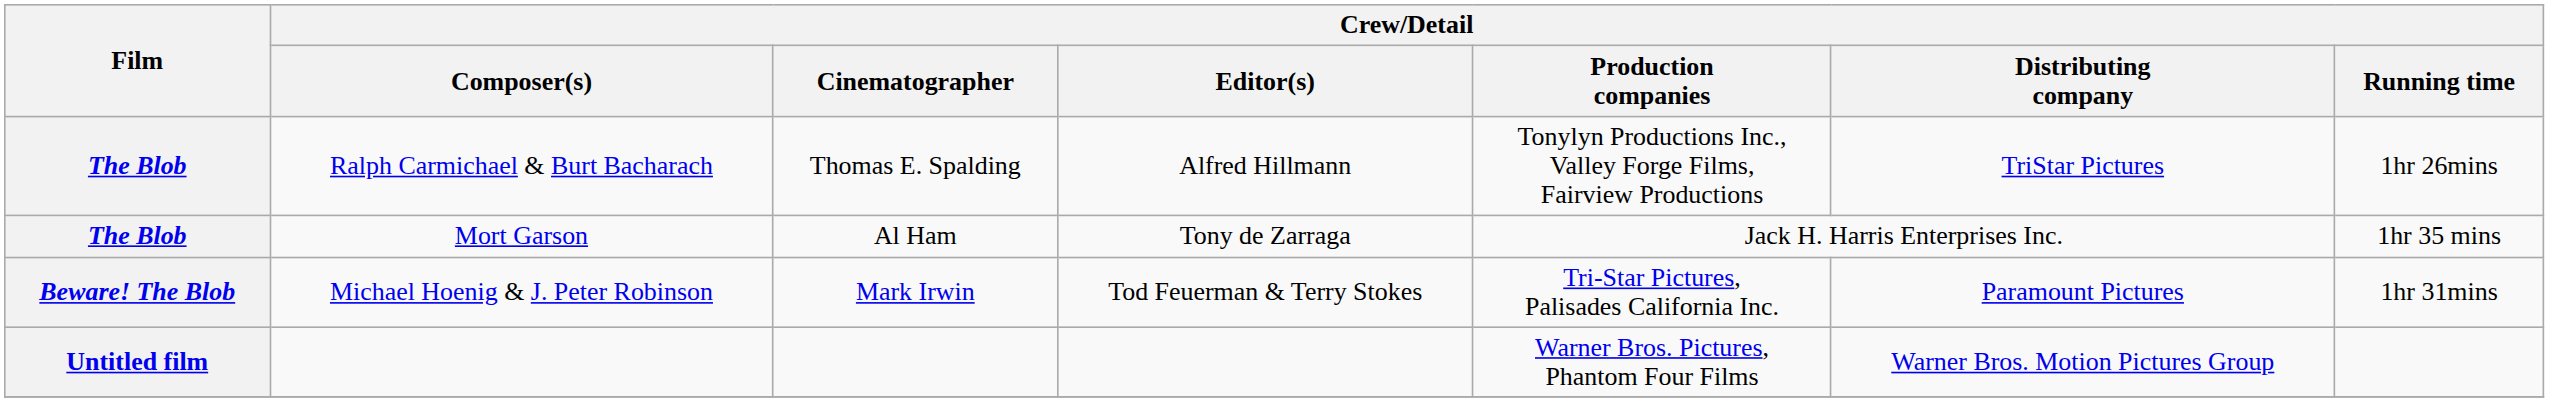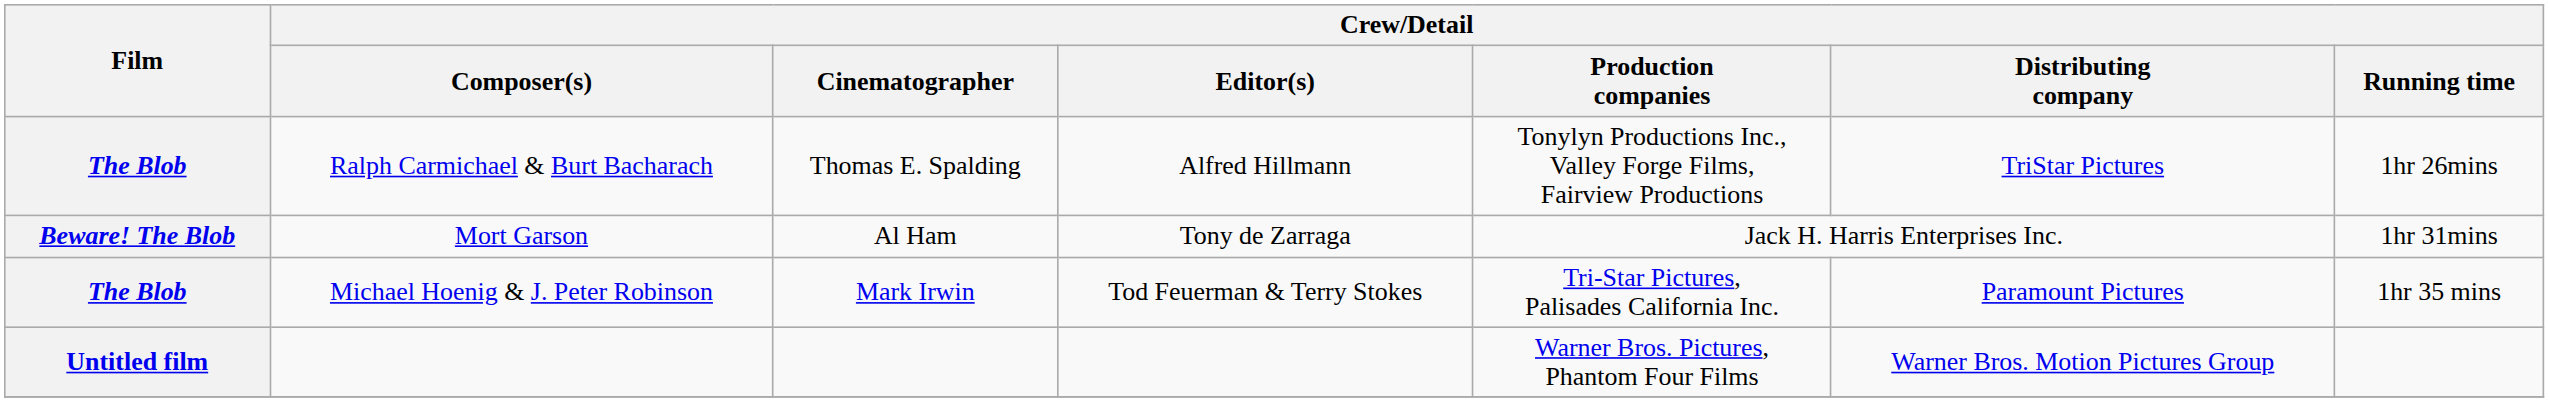(137, 235) The Blob -> (137, 235) Beware! The Blob
(2439, 235) 1hr 35 mins -> (2439, 235) 1hr 31mins
(137, 291) Beware! The Blob -> (137, 291) The Blob
(2439, 291) 1hr 31mins -> (2439, 291) 1hr 35 mins
